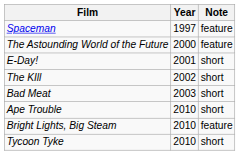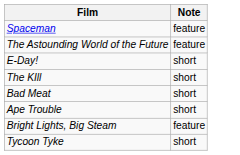- column: (185, 12)
